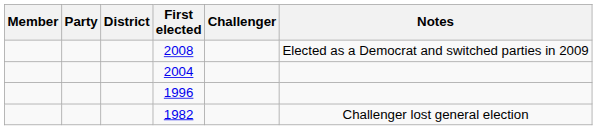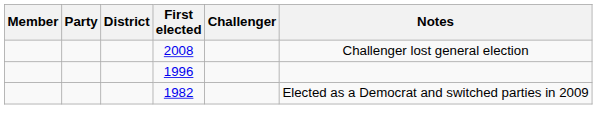(436, 51) Elected as a Democrat and switched parties in 2009 -> (436, 51) Challenger lost general election
- row: (179, 72)
(436, 114) Challenger lost general election -> (436, 93) Elected as a Democrat and switched parties in 2009
